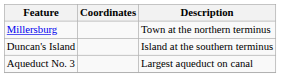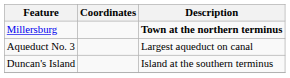(206, 30) normal -> (212, 30) bold
rows swapped: (41, 64) <-> (41, 47)
